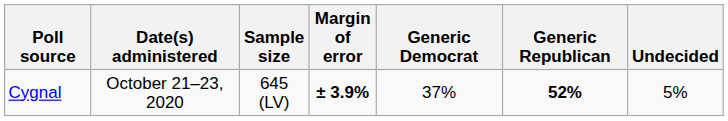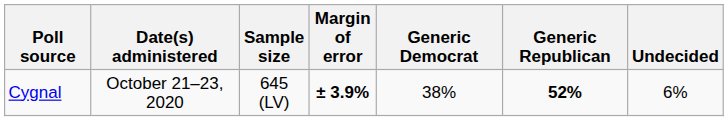(439, 92) 37% -> (439, 92) 38%
(675, 92) 5% -> (675, 92) 6%
